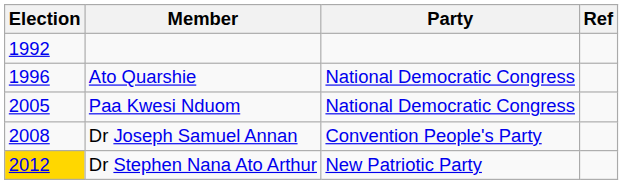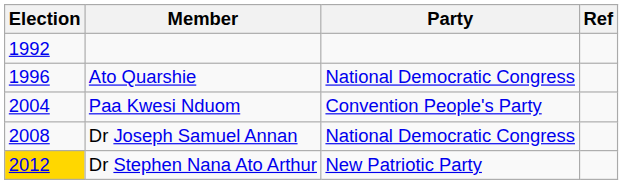(29, 106) 2005 -> (29, 106) 2004
(450, 106) National Democratic Congress -> (434, 106) Convention People's Party
(434, 135) Convention People's Party -> (450, 135) National Democratic Congress
